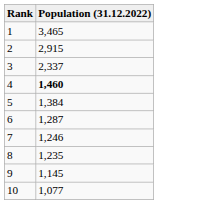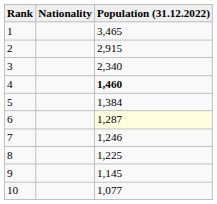+ column: (65, 13)
(51, 66) 2,337 -> (110, 66) 2,340
(51, 119) no background -> (110, 119) lightyellow background
(51, 155) 1,235 -> (110, 155) 1,225
